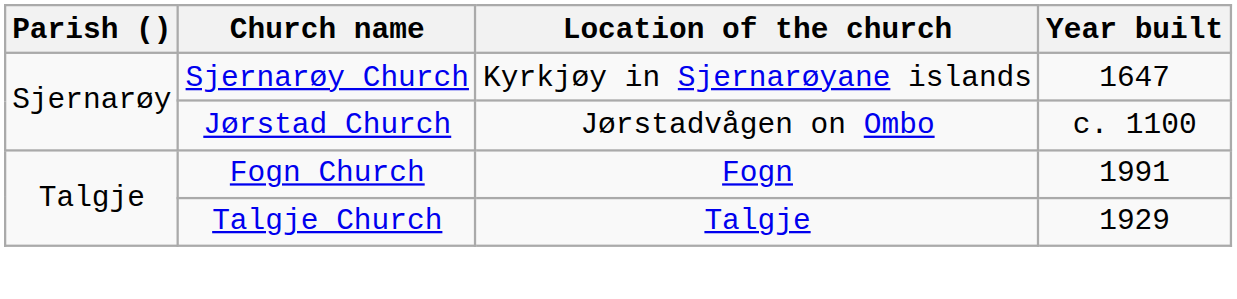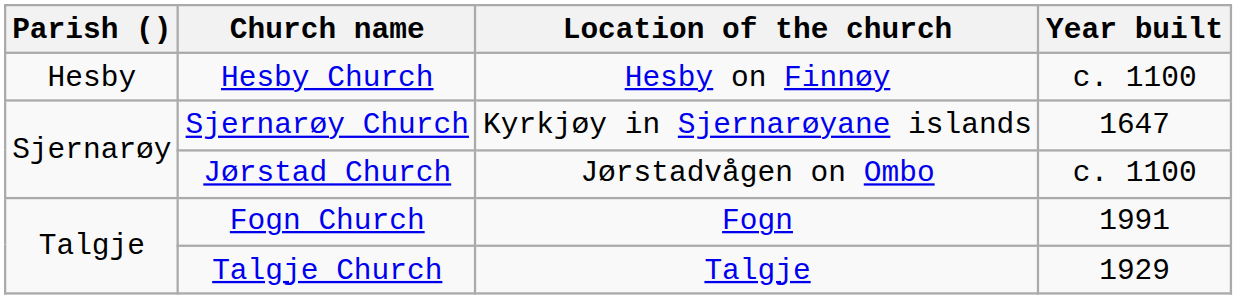+ row: (327, 77)
